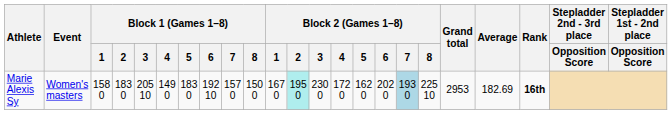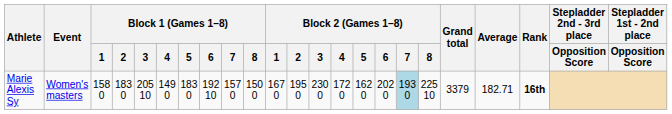(298, 91) paleturquoise background -> (298, 91) no background
(458, 91) 2953 -> (458, 91) 3379
(497, 91) 182.69 -> (497, 91) 182.71
